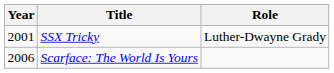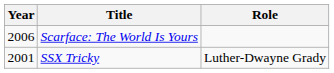rows swapped: (70, 36) <-> (119, 57)
